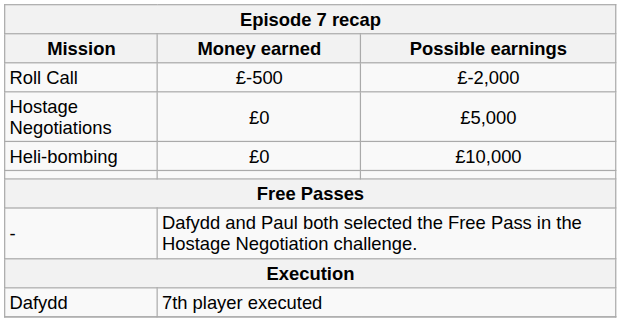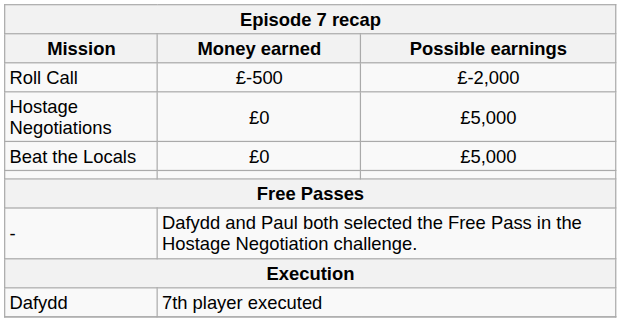+ row: (73, 156)
- row: (64, 156)
